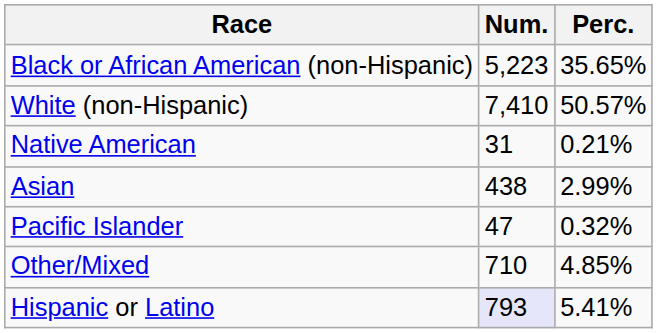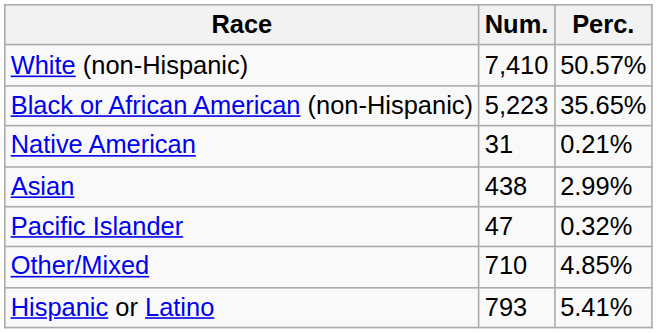rows swapped: (129, 105) <-> (242, 65)
(506, 307) lavender background -> (506, 307) no background
